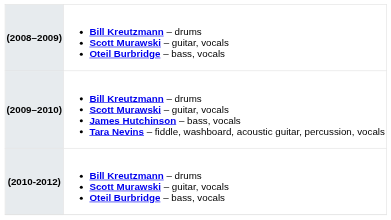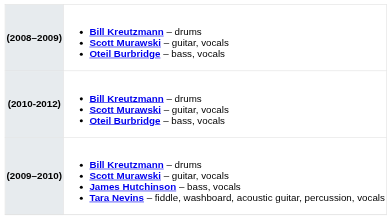rows swapped: (34, 109) <-> (34, 181)
